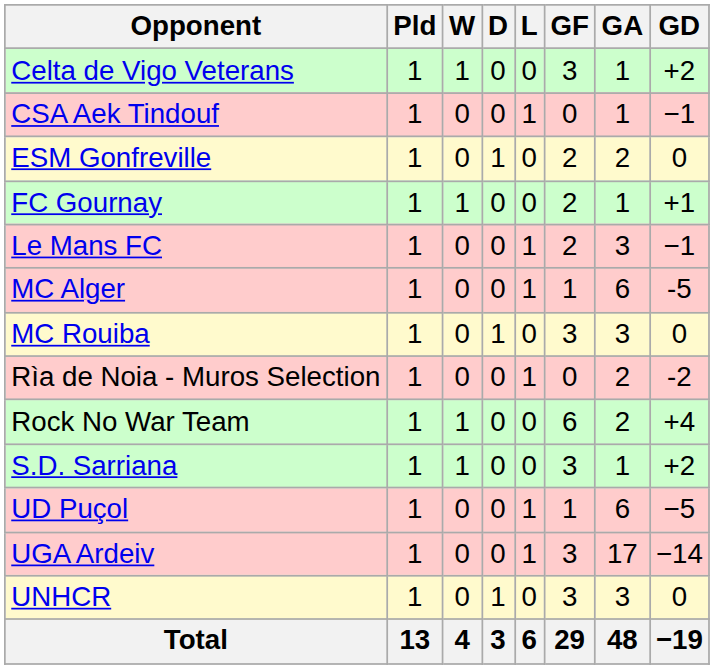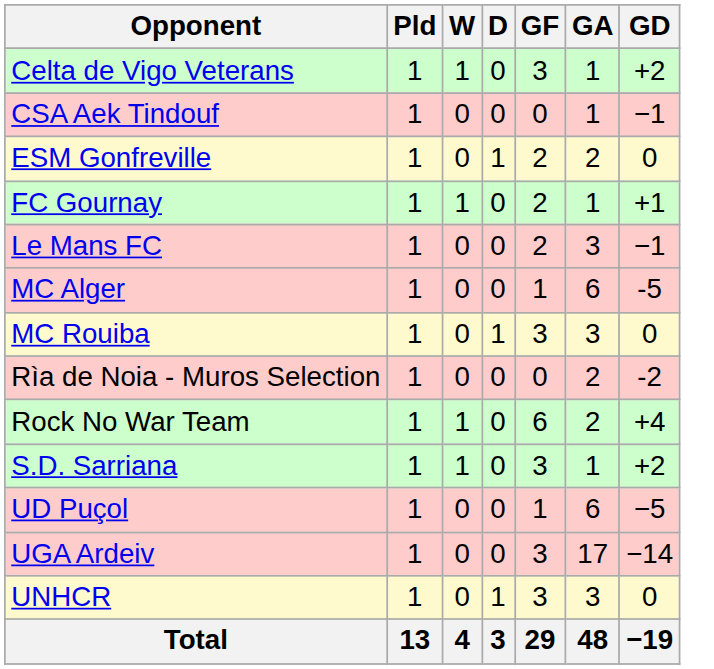- column: (529, 26)
